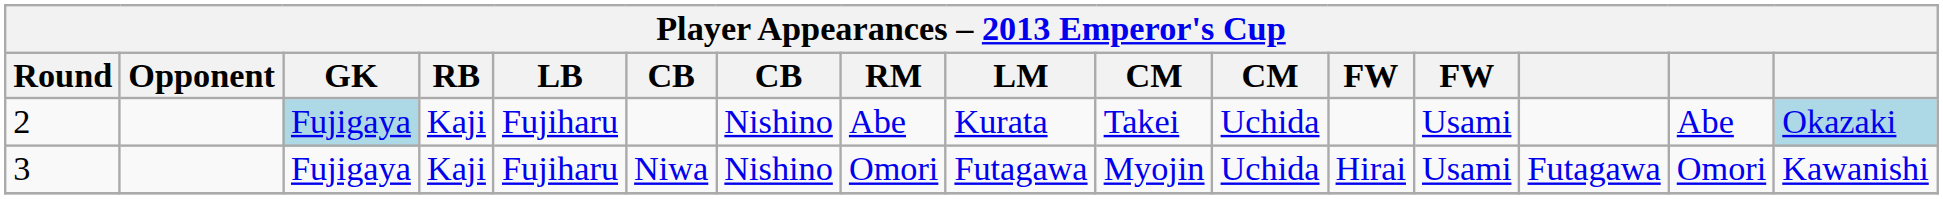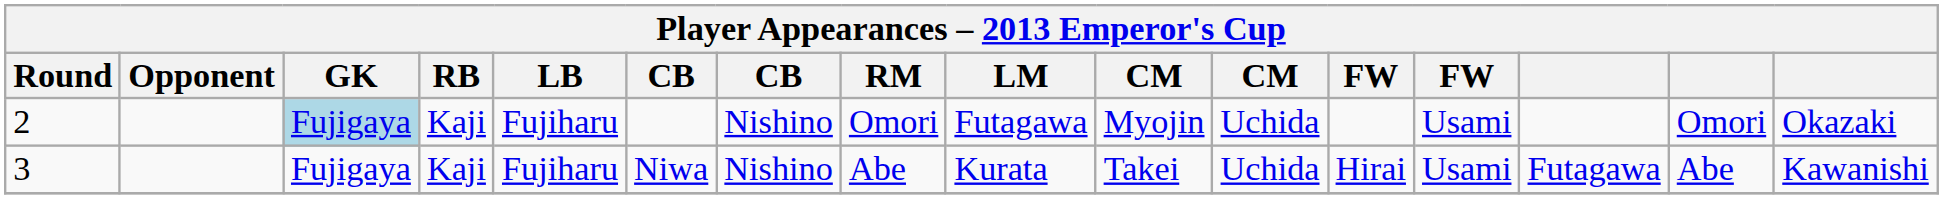(877, 122) Abe -> (894, 122) Omori
(1001, 122) Kurata -> (1021, 122) Futagawa
(1141, 122) Takei -> (1154, 122) Myojin
(1705, 122) Abe -> (1721, 122) Omori
(1839, 122) lightblue background -> (1839, 122) no background
(894, 169) Omori -> (877, 169) Abe
(1021, 169) Futagawa -> (1001, 169) Kurata
(1154, 169) Myojin -> (1141, 169) Takei
(1721, 169) Omori -> (1705, 169) Abe
